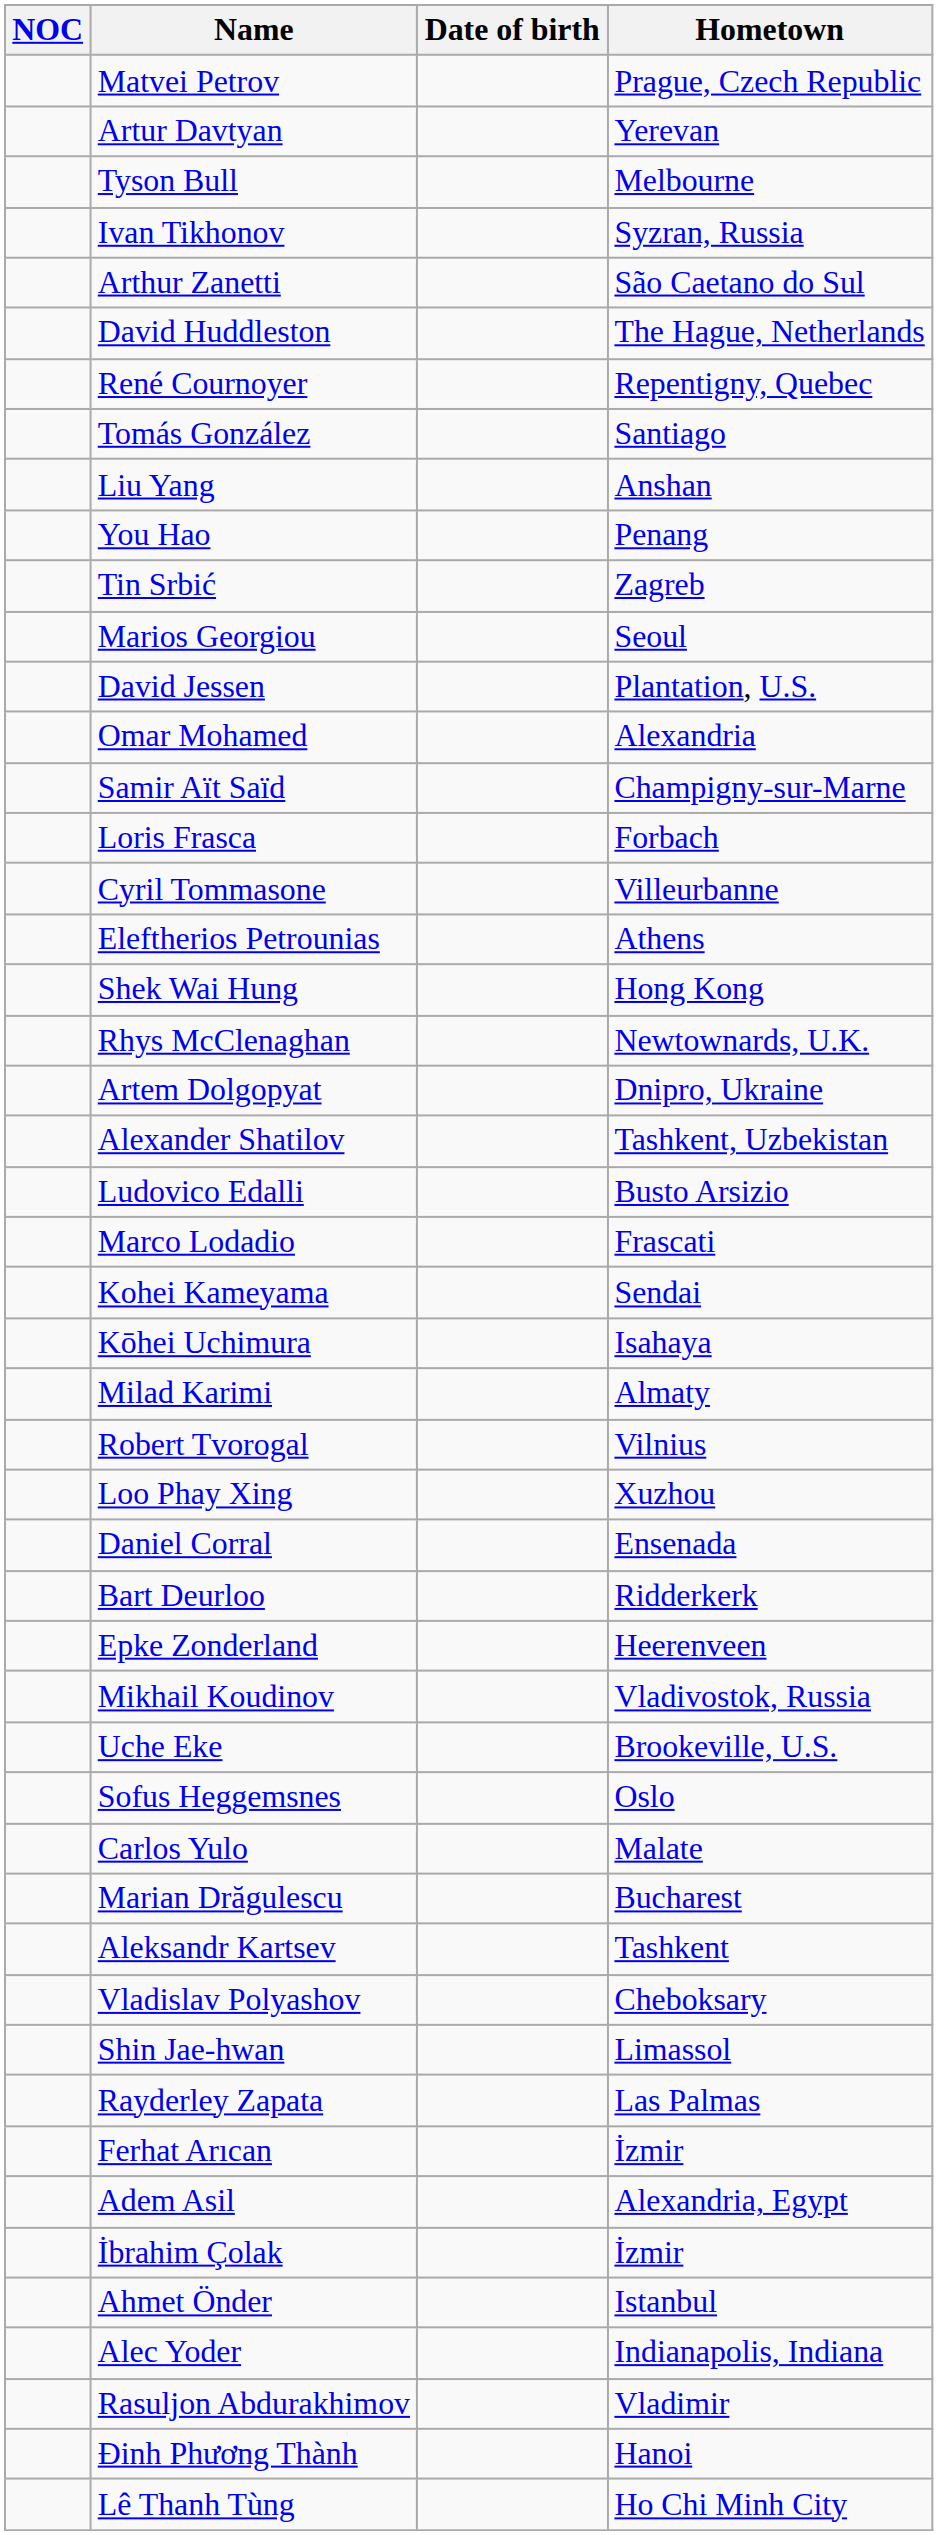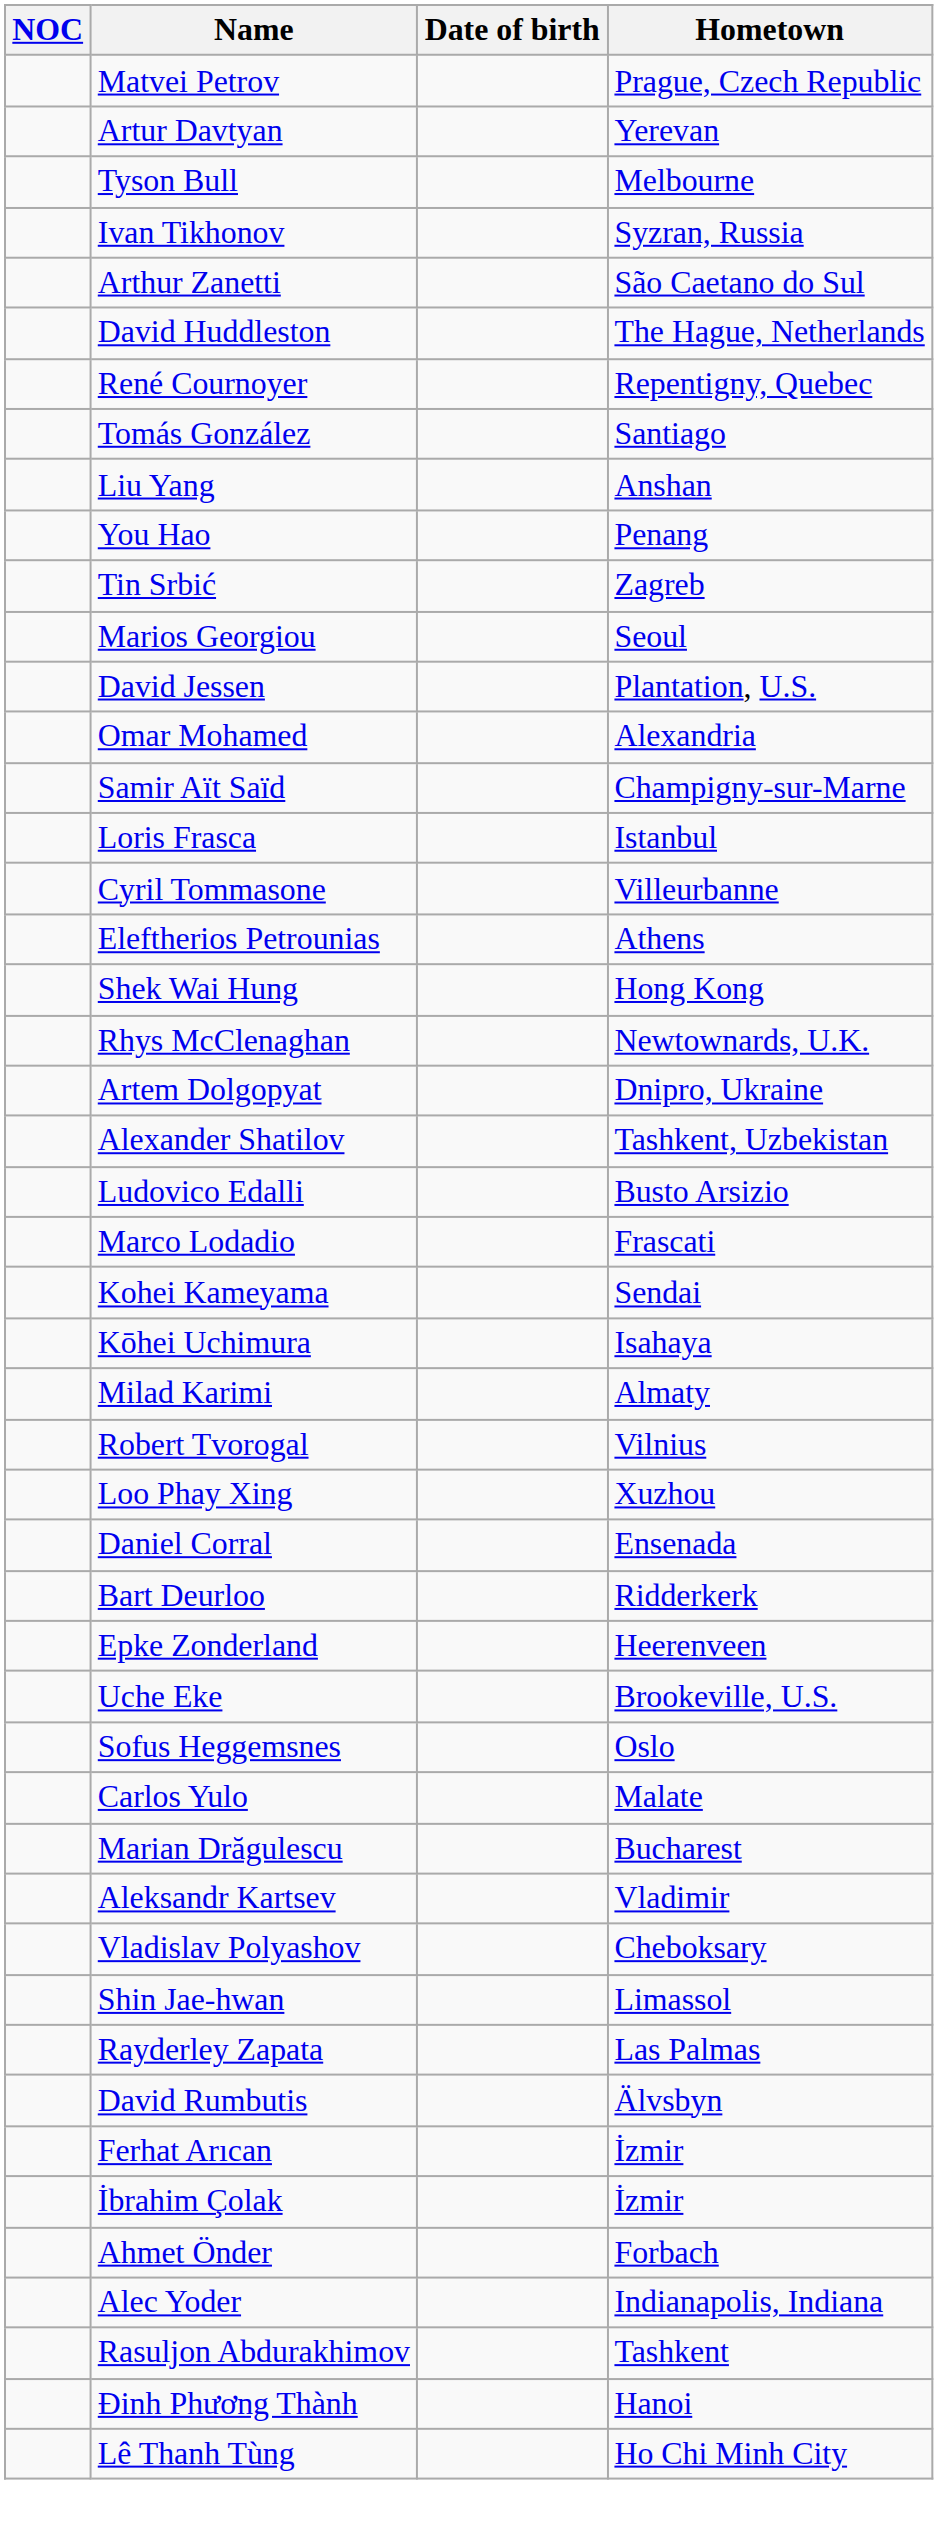(667, 837) Forbach -> (666, 837) Istanbul
- row: (216, 1696)
(672, 1948) Tashkent -> (672, 1898) Vladimir
+ row: (203, 2100)
- row: (166, 2201)
(666, 2302) Istanbul -> (667, 2251) Forbach
(672, 2403) Vladimir -> (672, 2352) Tashkent
